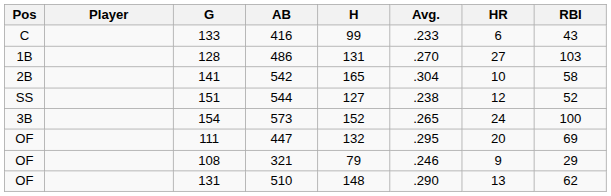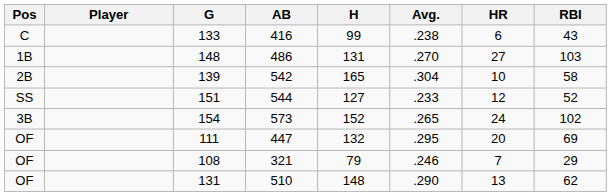(426, 35) .233 -> (426, 35) .238
(209, 56) 128 -> (209, 56) 148
(209, 77) 141 -> (209, 77) 139
(426, 98) .238 -> (426, 98) .233
(570, 118) 100 -> (570, 118) 102
(498, 160) 9 -> (498, 160) 7
